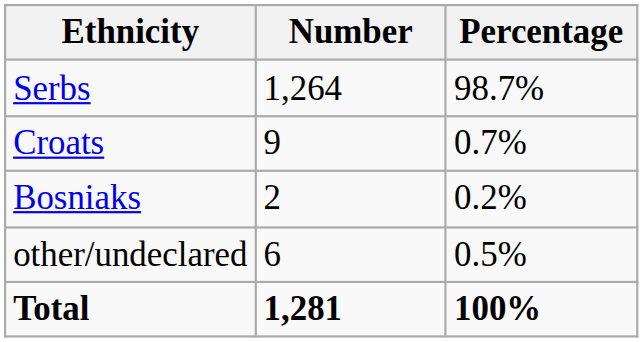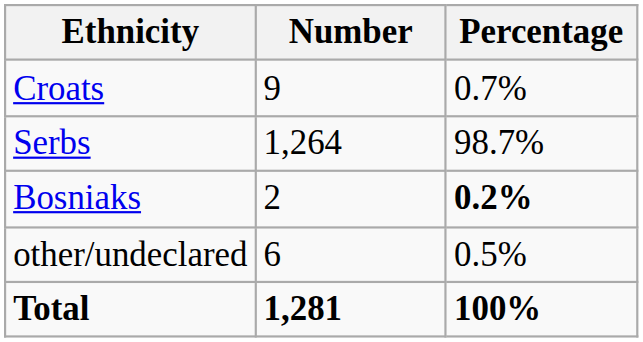rows swapped: (52, 87) <-> (59, 142)
(490, 198) normal -> (493, 198) bold
